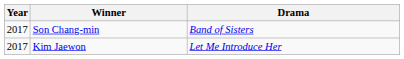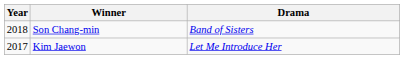(17, 29) 2017 -> (17, 29) 2018
